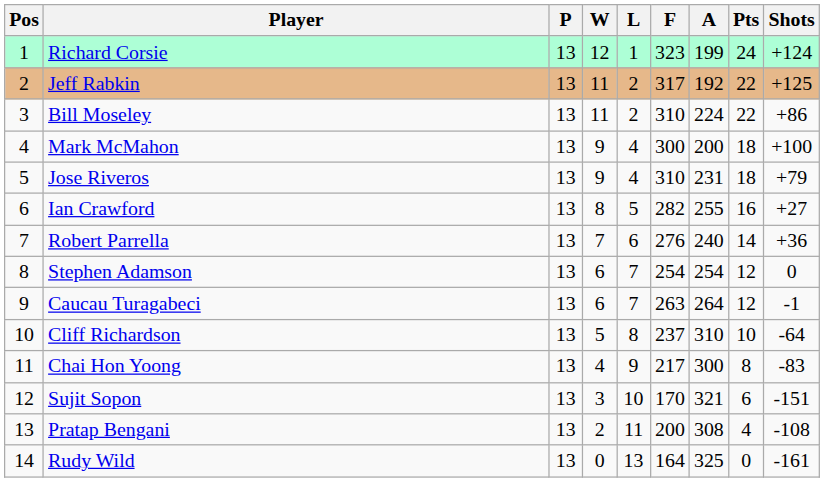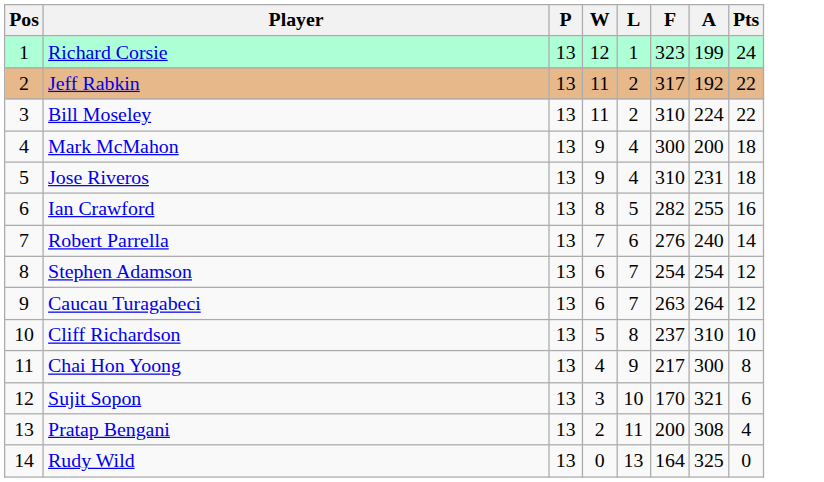- column: (792, 20)
